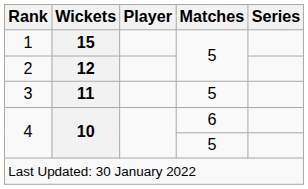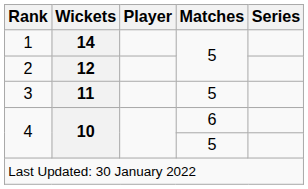(86, 42) 15 -> (86, 42) 14
